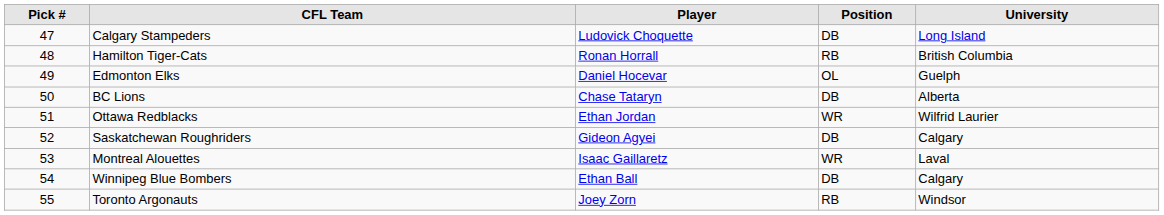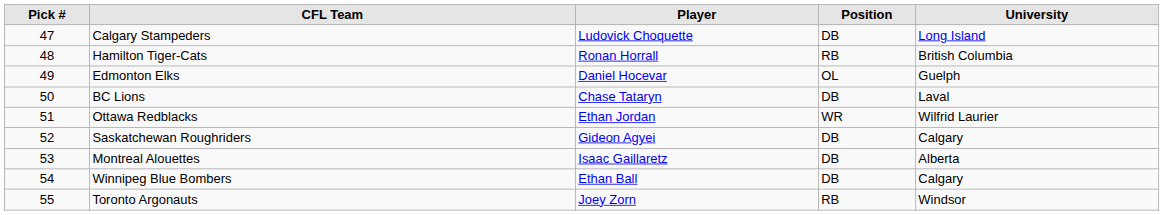(939, 96) Alberta -> (934, 96) Laval
(832, 158) WR -> (830, 158) DB
(934, 158) Laval -> (939, 158) Alberta
